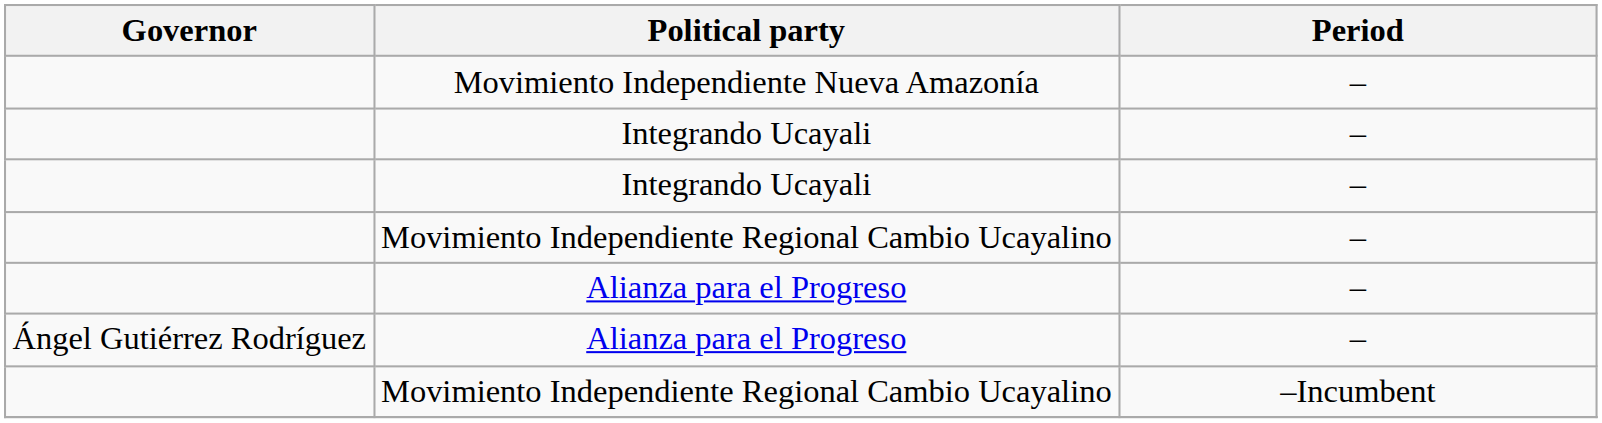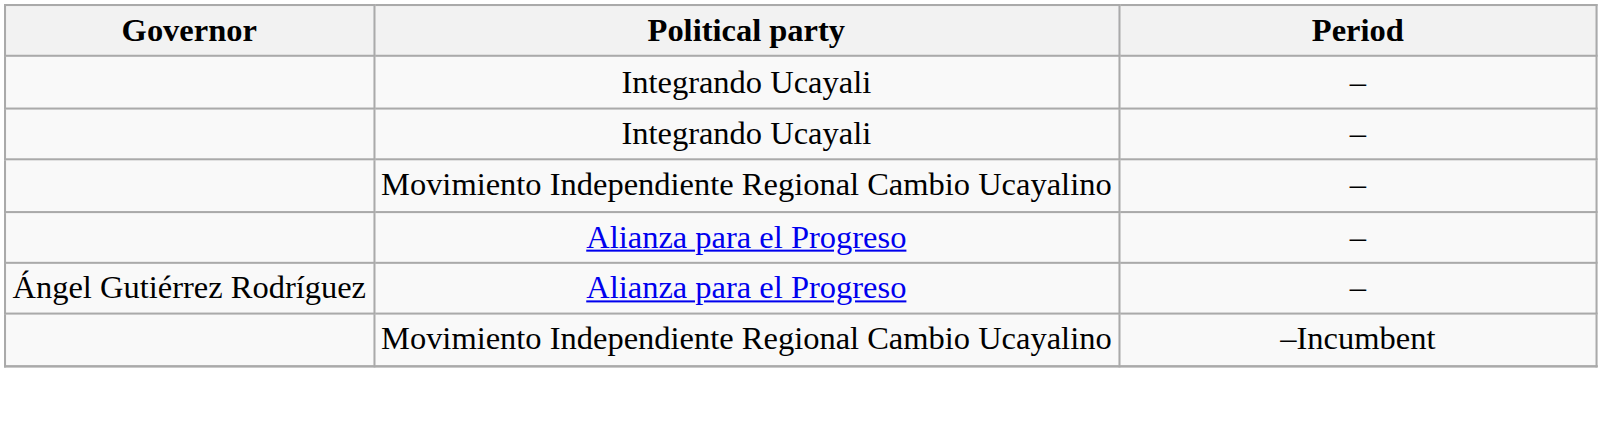- row: (189, 82)
